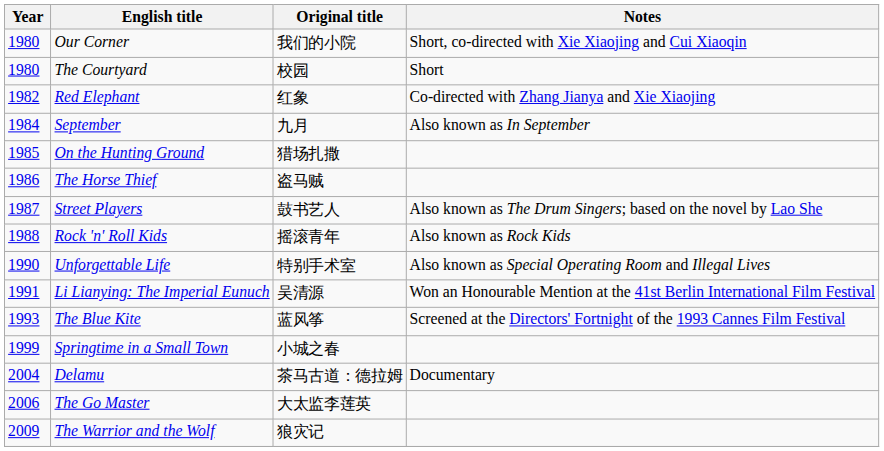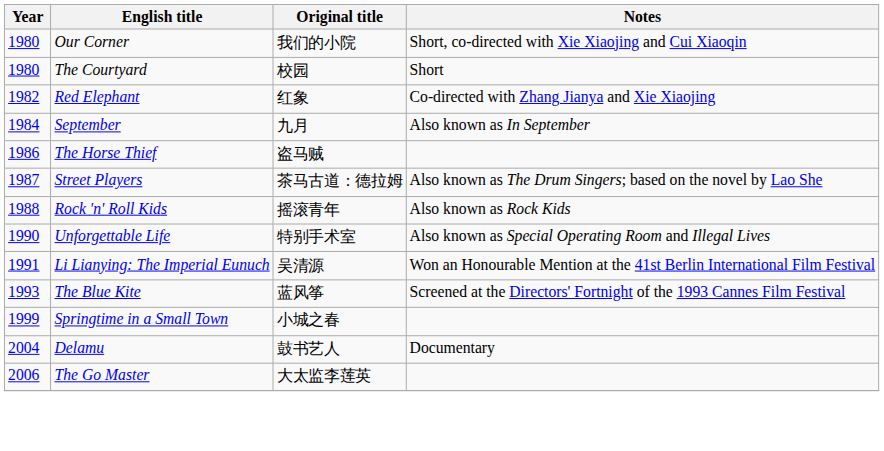- row: (129, 153)
(308, 209) 鼓书艺人 -> (340, 181) 茶马古道：德拉姆
(340, 376) 茶马古道：德拉姆 -> (308, 348) 鼓书艺人
- row: (135, 431)
